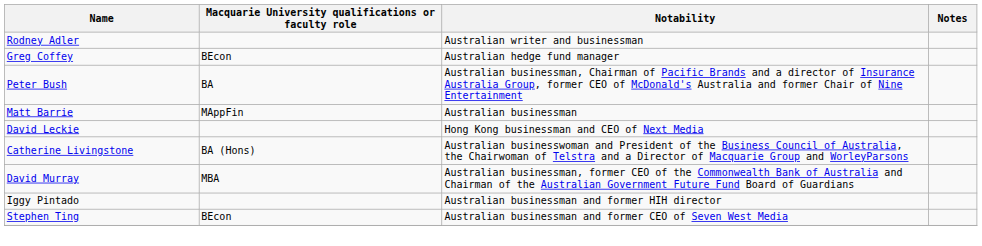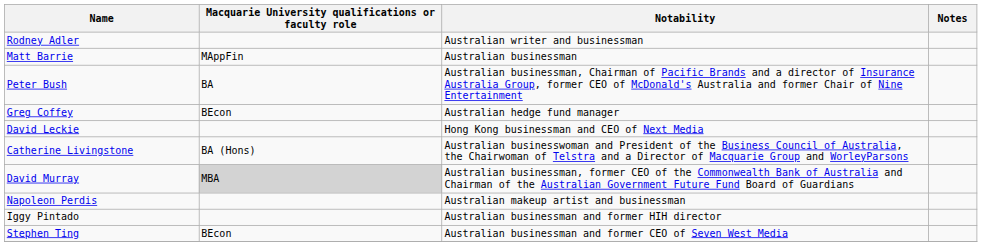rows swapped: (40, 112) <-> (40, 57)
(210, 179) no background -> (210, 179) lightgrey background
+ row: (52, 201)
